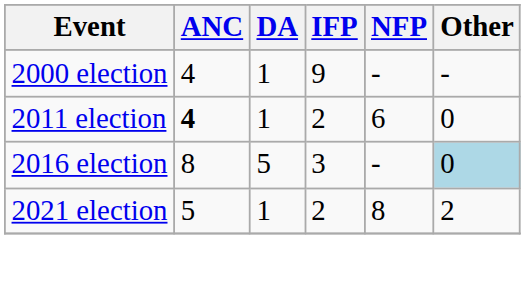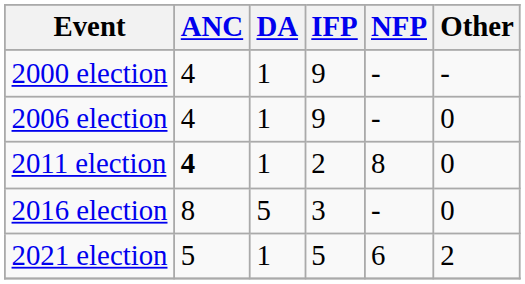+ row: (90, 118)
(378, 118) 6 -> (378, 164) 8
(447, 164) lightblue background -> (447, 210) no background
(319, 210) 2 -> (319, 255) 5
(378, 210) 8 -> (378, 255) 6
